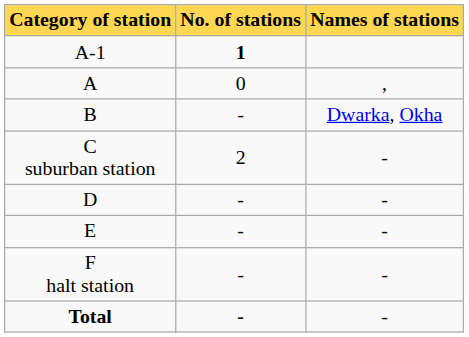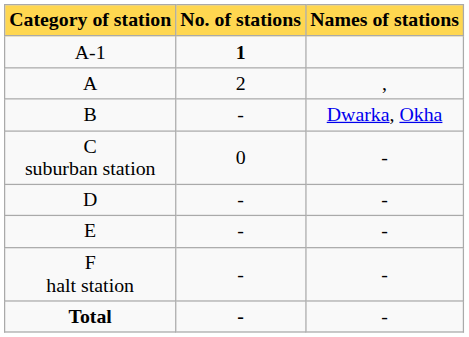(241, 83) 0 -> (241, 83) 2
(241, 157) 2 -> (241, 157) 0
